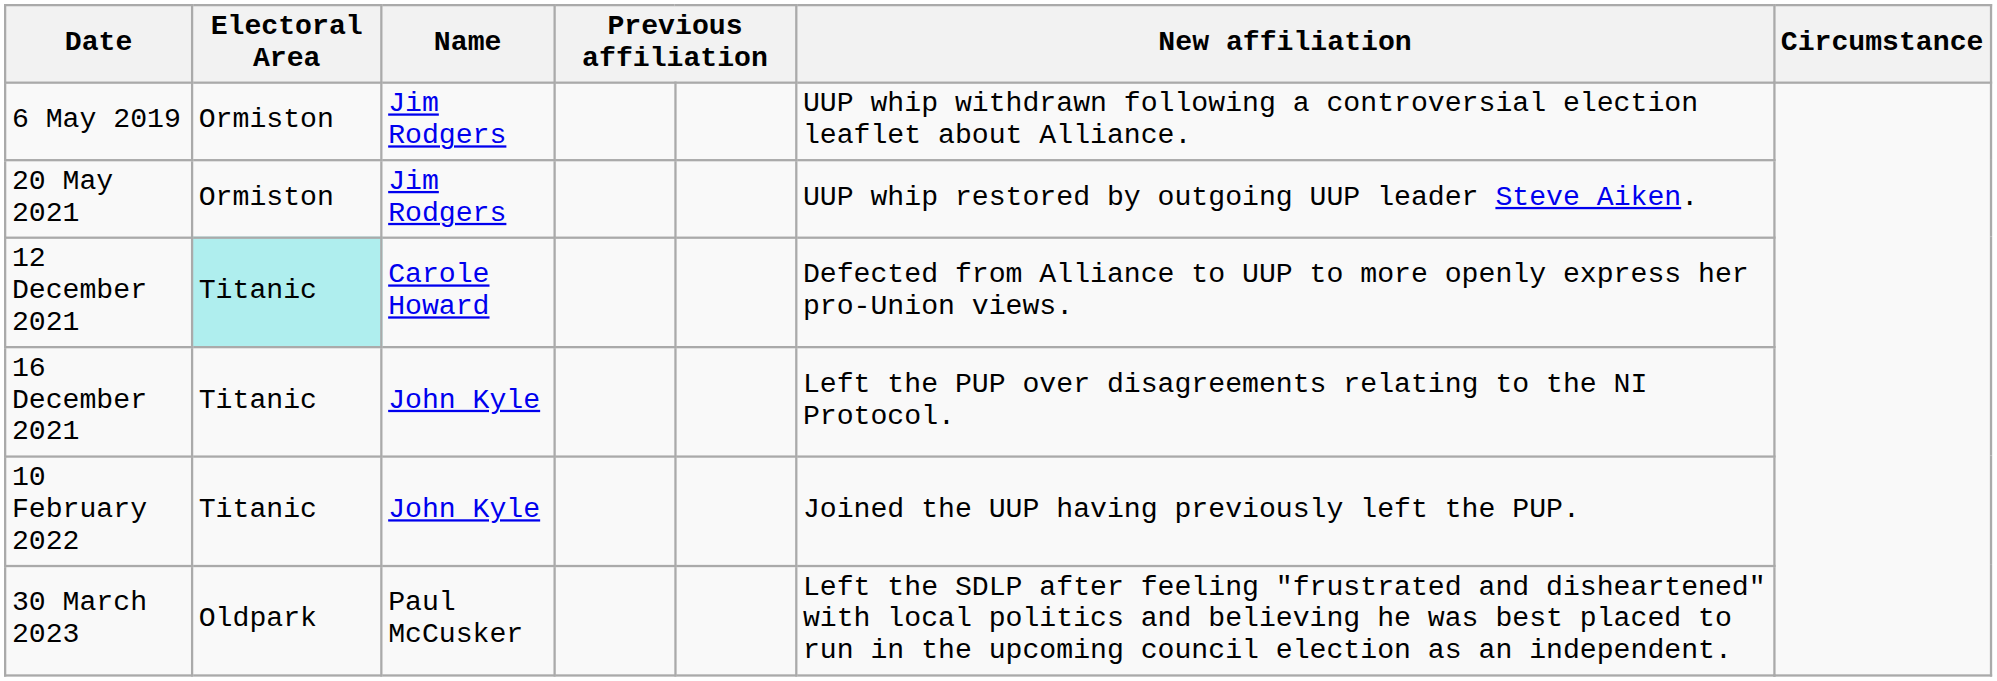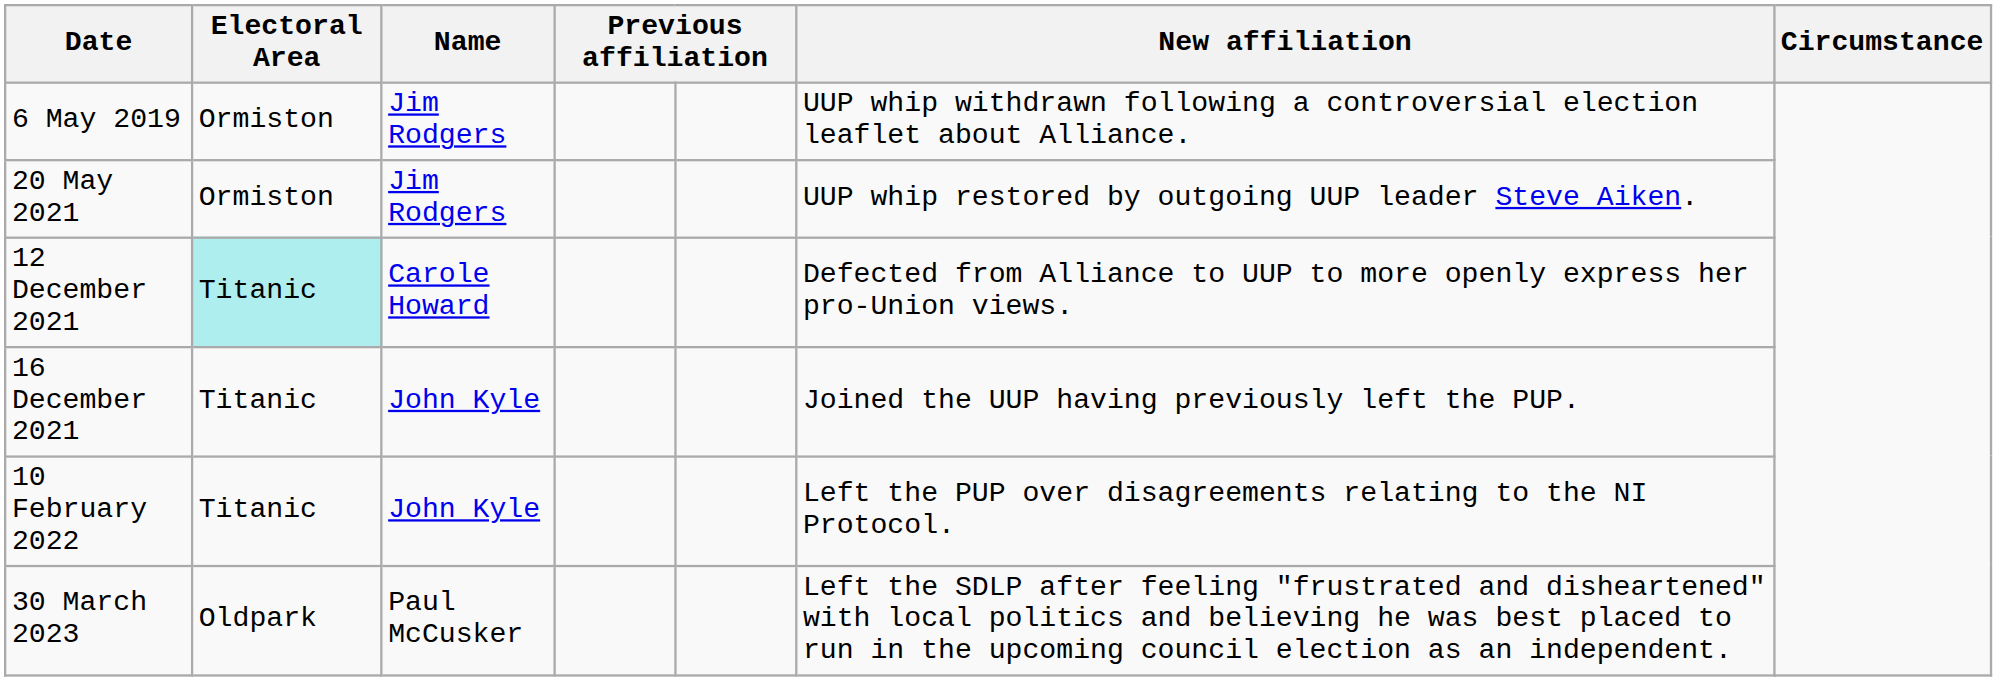(1225, 402) Left the PUP over disagreements relating to the NI Protocol. -> (1191, 402) Joined the UUP having previously left the PUP.
(1191, 511) Joined the UUP having previously left the PUP. -> (1225, 511) Left the PUP over disagreements relating to the NI Protocol.
